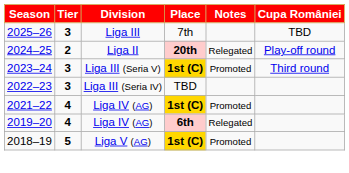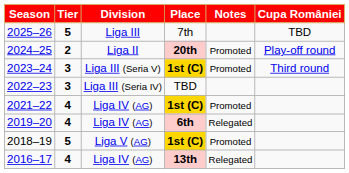(68, 32) 3 -> (68, 32) 5
(230, 51) Relegated -> (230, 51) Promoted
+ row: (30, 159)
